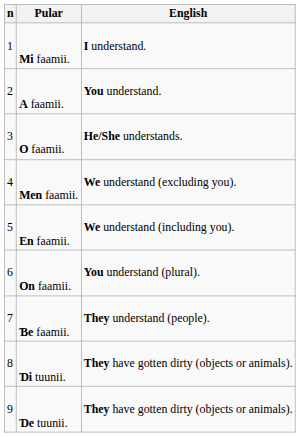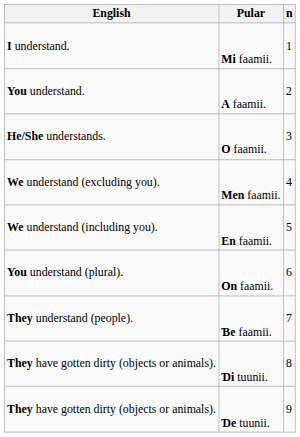columns swapped: (10, 13) <-> (188, 13)
